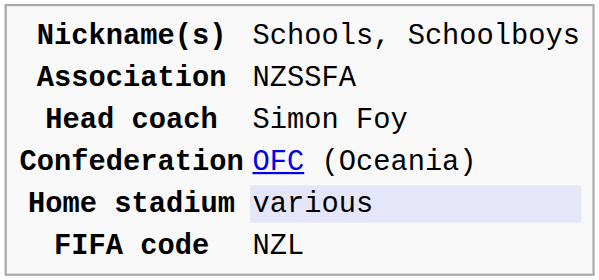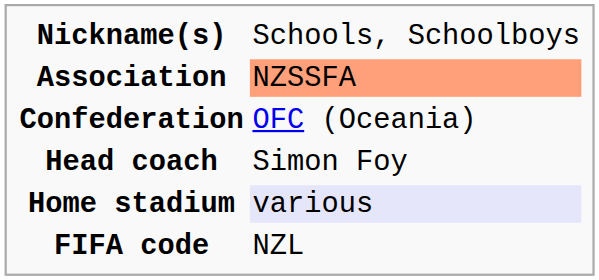(304, 77) no background -> (304, 77) lightsalmon background
rows swapped: (132, 161) <-> (132, 119)
